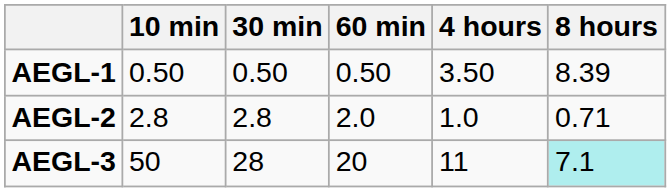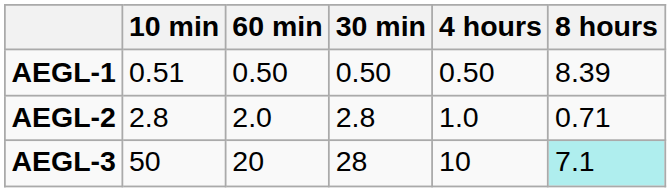columns swapped: (277, 27) <-> (381, 27)
(157, 72) 0.50 -> (157, 72) 0.51
(467, 72) 3.50 -> (467, 72) 0.50
(454, 162) 11 -> (455, 162) 10
